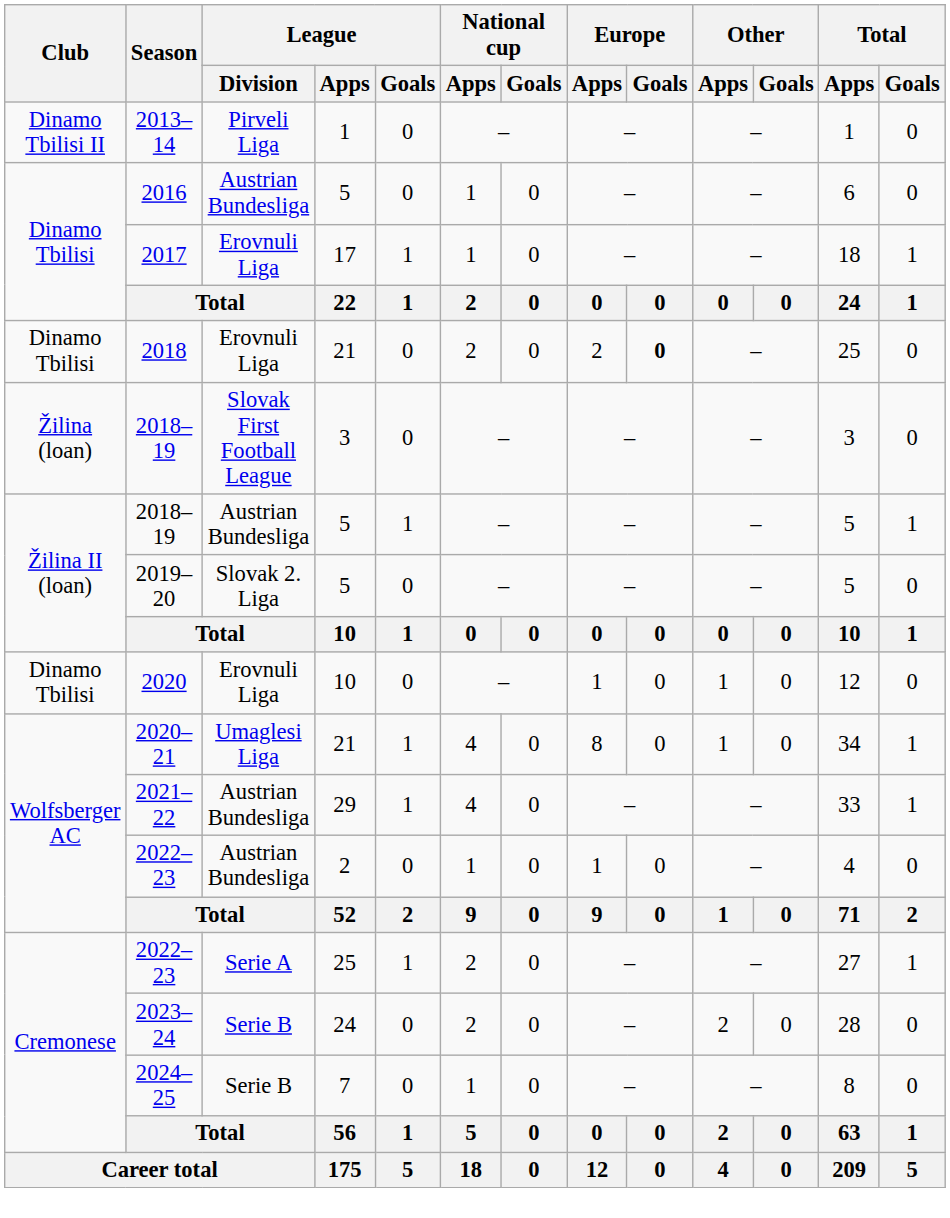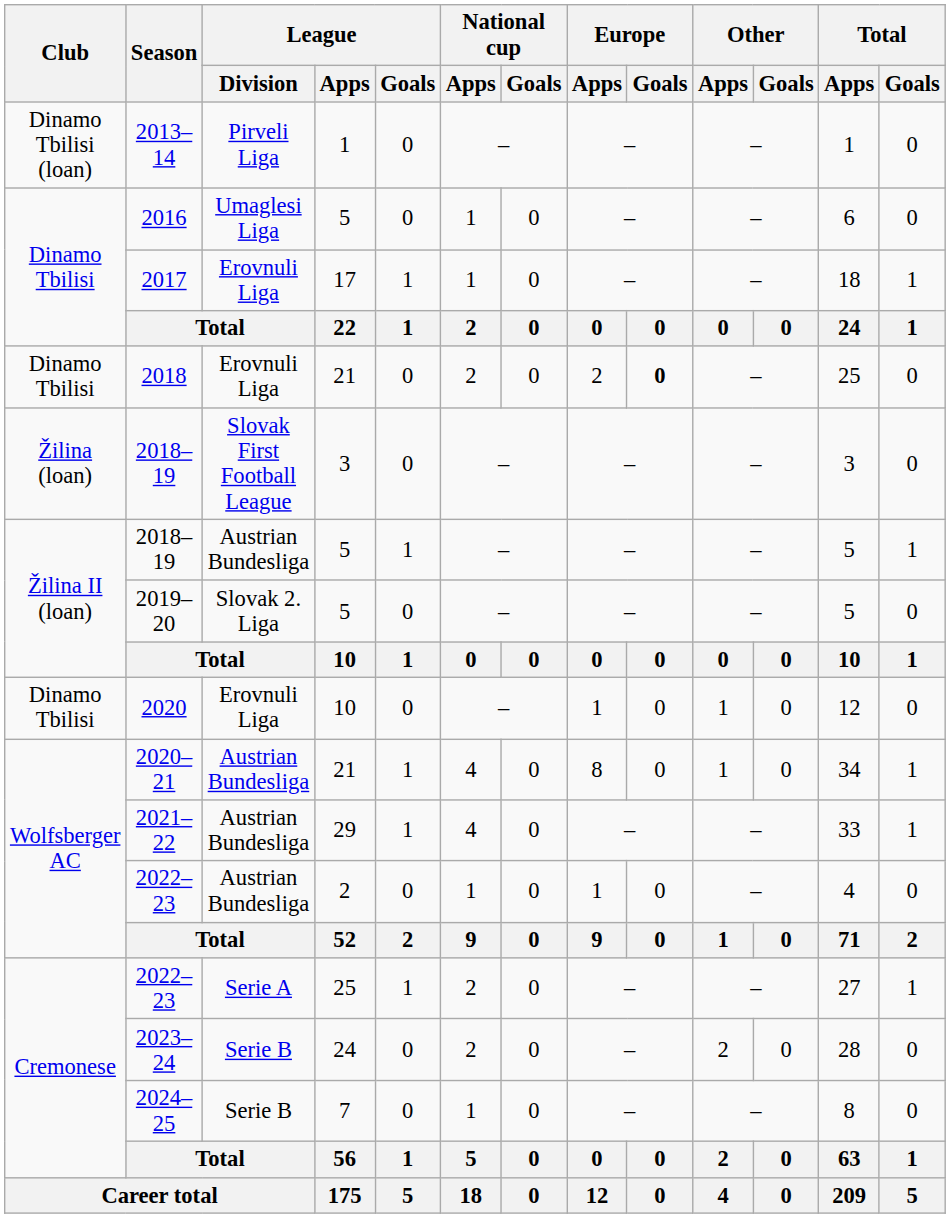(65, 132) Dinamo Tbilisi II -> (65, 144) Dinamo Tbilisi (loan)
(258, 193) Austrian Bundesliga -> (258, 218) Umaglesi Liga
(258, 743) Umaglesi Liga -> (258, 768) Austrian Bundesliga
